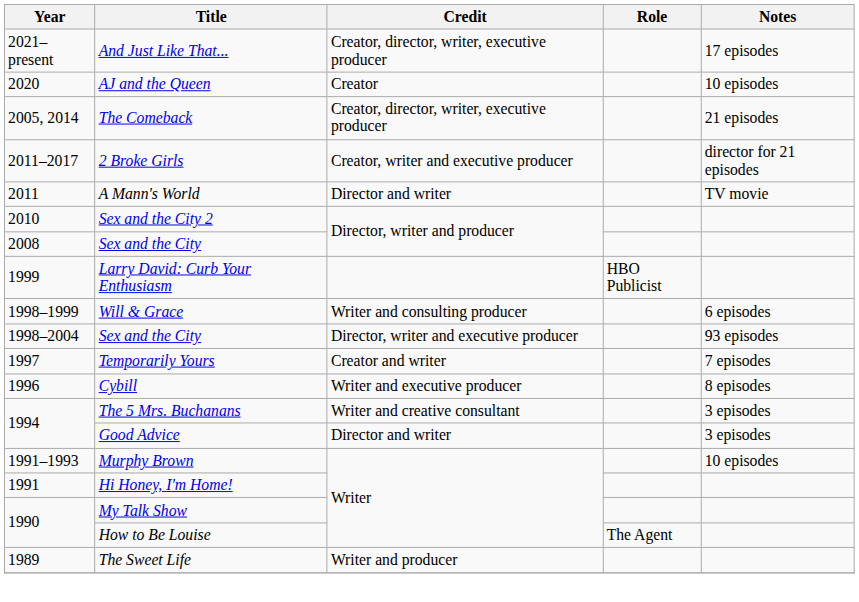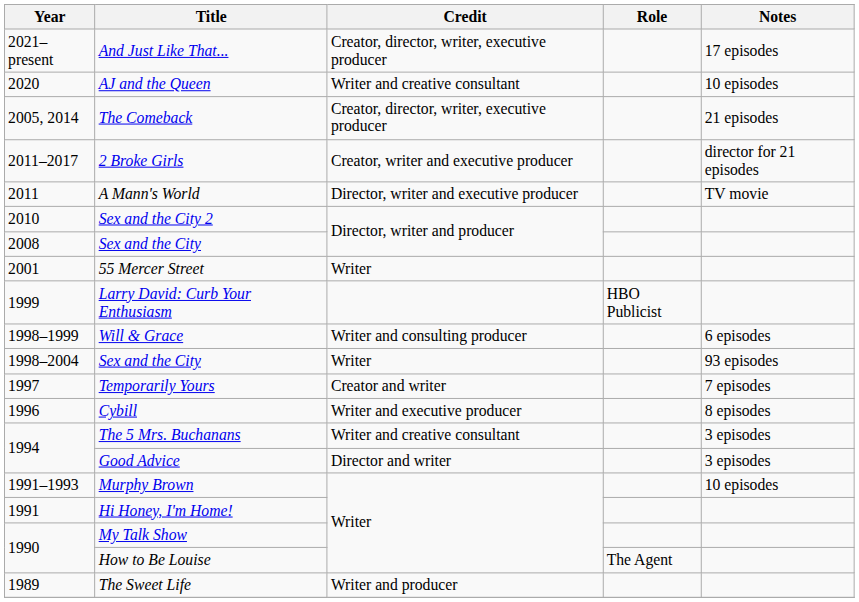(354, 84) Creator -> (425, 84) Writer and creative consultant
(391, 194) Director and writer -> (454, 194) Director, writer and executive producer
+ row: (24, 268)
(454, 336) Director, writer and executive producer -> (351, 361) Writer
